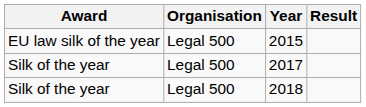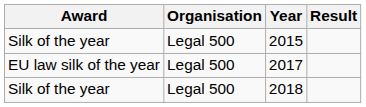(84, 41) EU law silk of the year -> (59, 41) Silk of the year
(59, 65) Silk of the year -> (84, 65) EU law silk of the year
